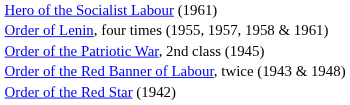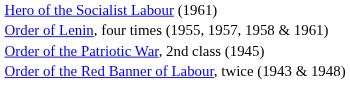- row: (90, 92)
